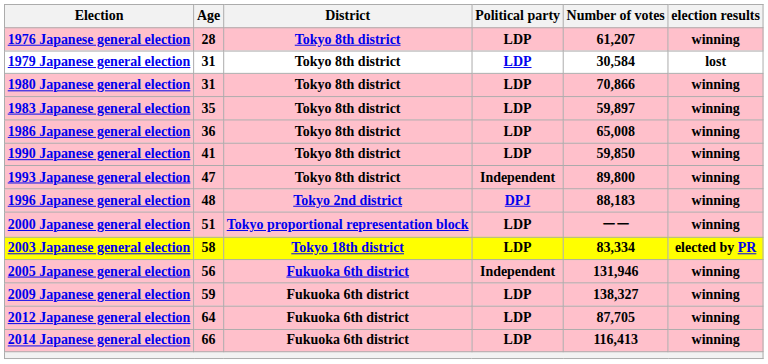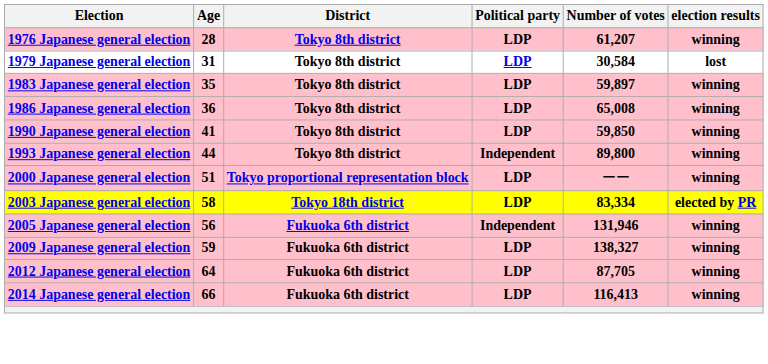- row: (99, 85)
(209, 177) 47 -> (209, 154) 44
- row: (99, 200)
